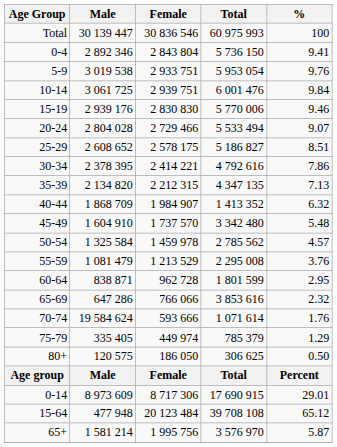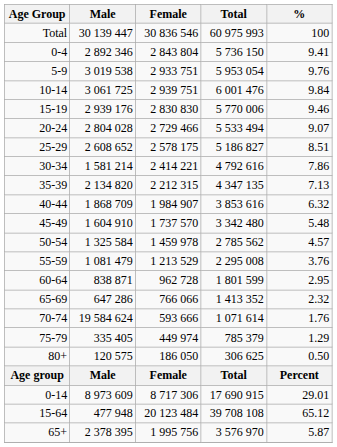(109, 166) 2 378 395 -> (109, 166) 1 581 214
(240, 204) 1 413 352 -> (240, 204) 3 853 616
(240, 299) 3 853 616 -> (240, 299) 1 413 352
(109, 432) 1 581 214 -> (109, 432) 2 378 395
